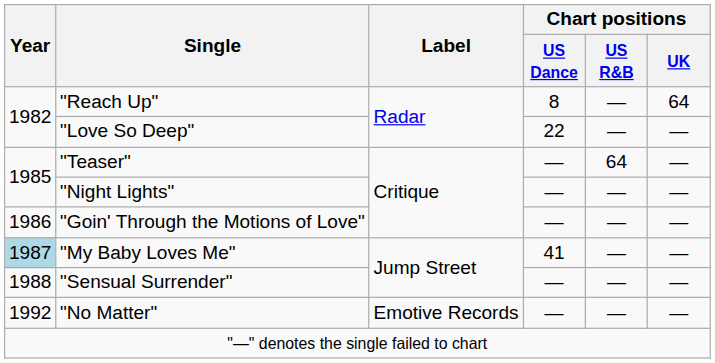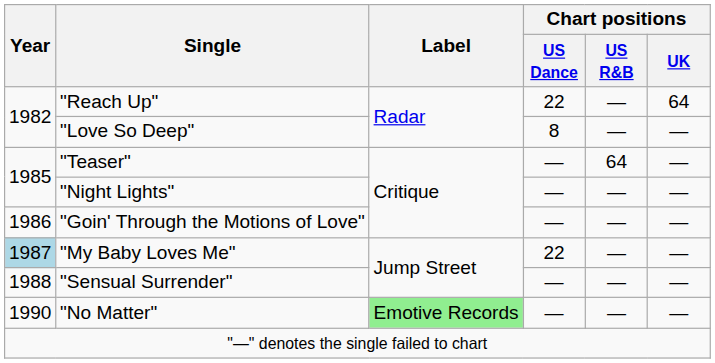(554, 101) 8 -> (554, 101) 22
(554, 131) 22 -> (554, 131) 8
(554, 252) 41 -> (554, 252) 22
(30, 312) 1992 -> (30, 312) 1990
(446, 312) no background -> (446, 312) lightgreen background
